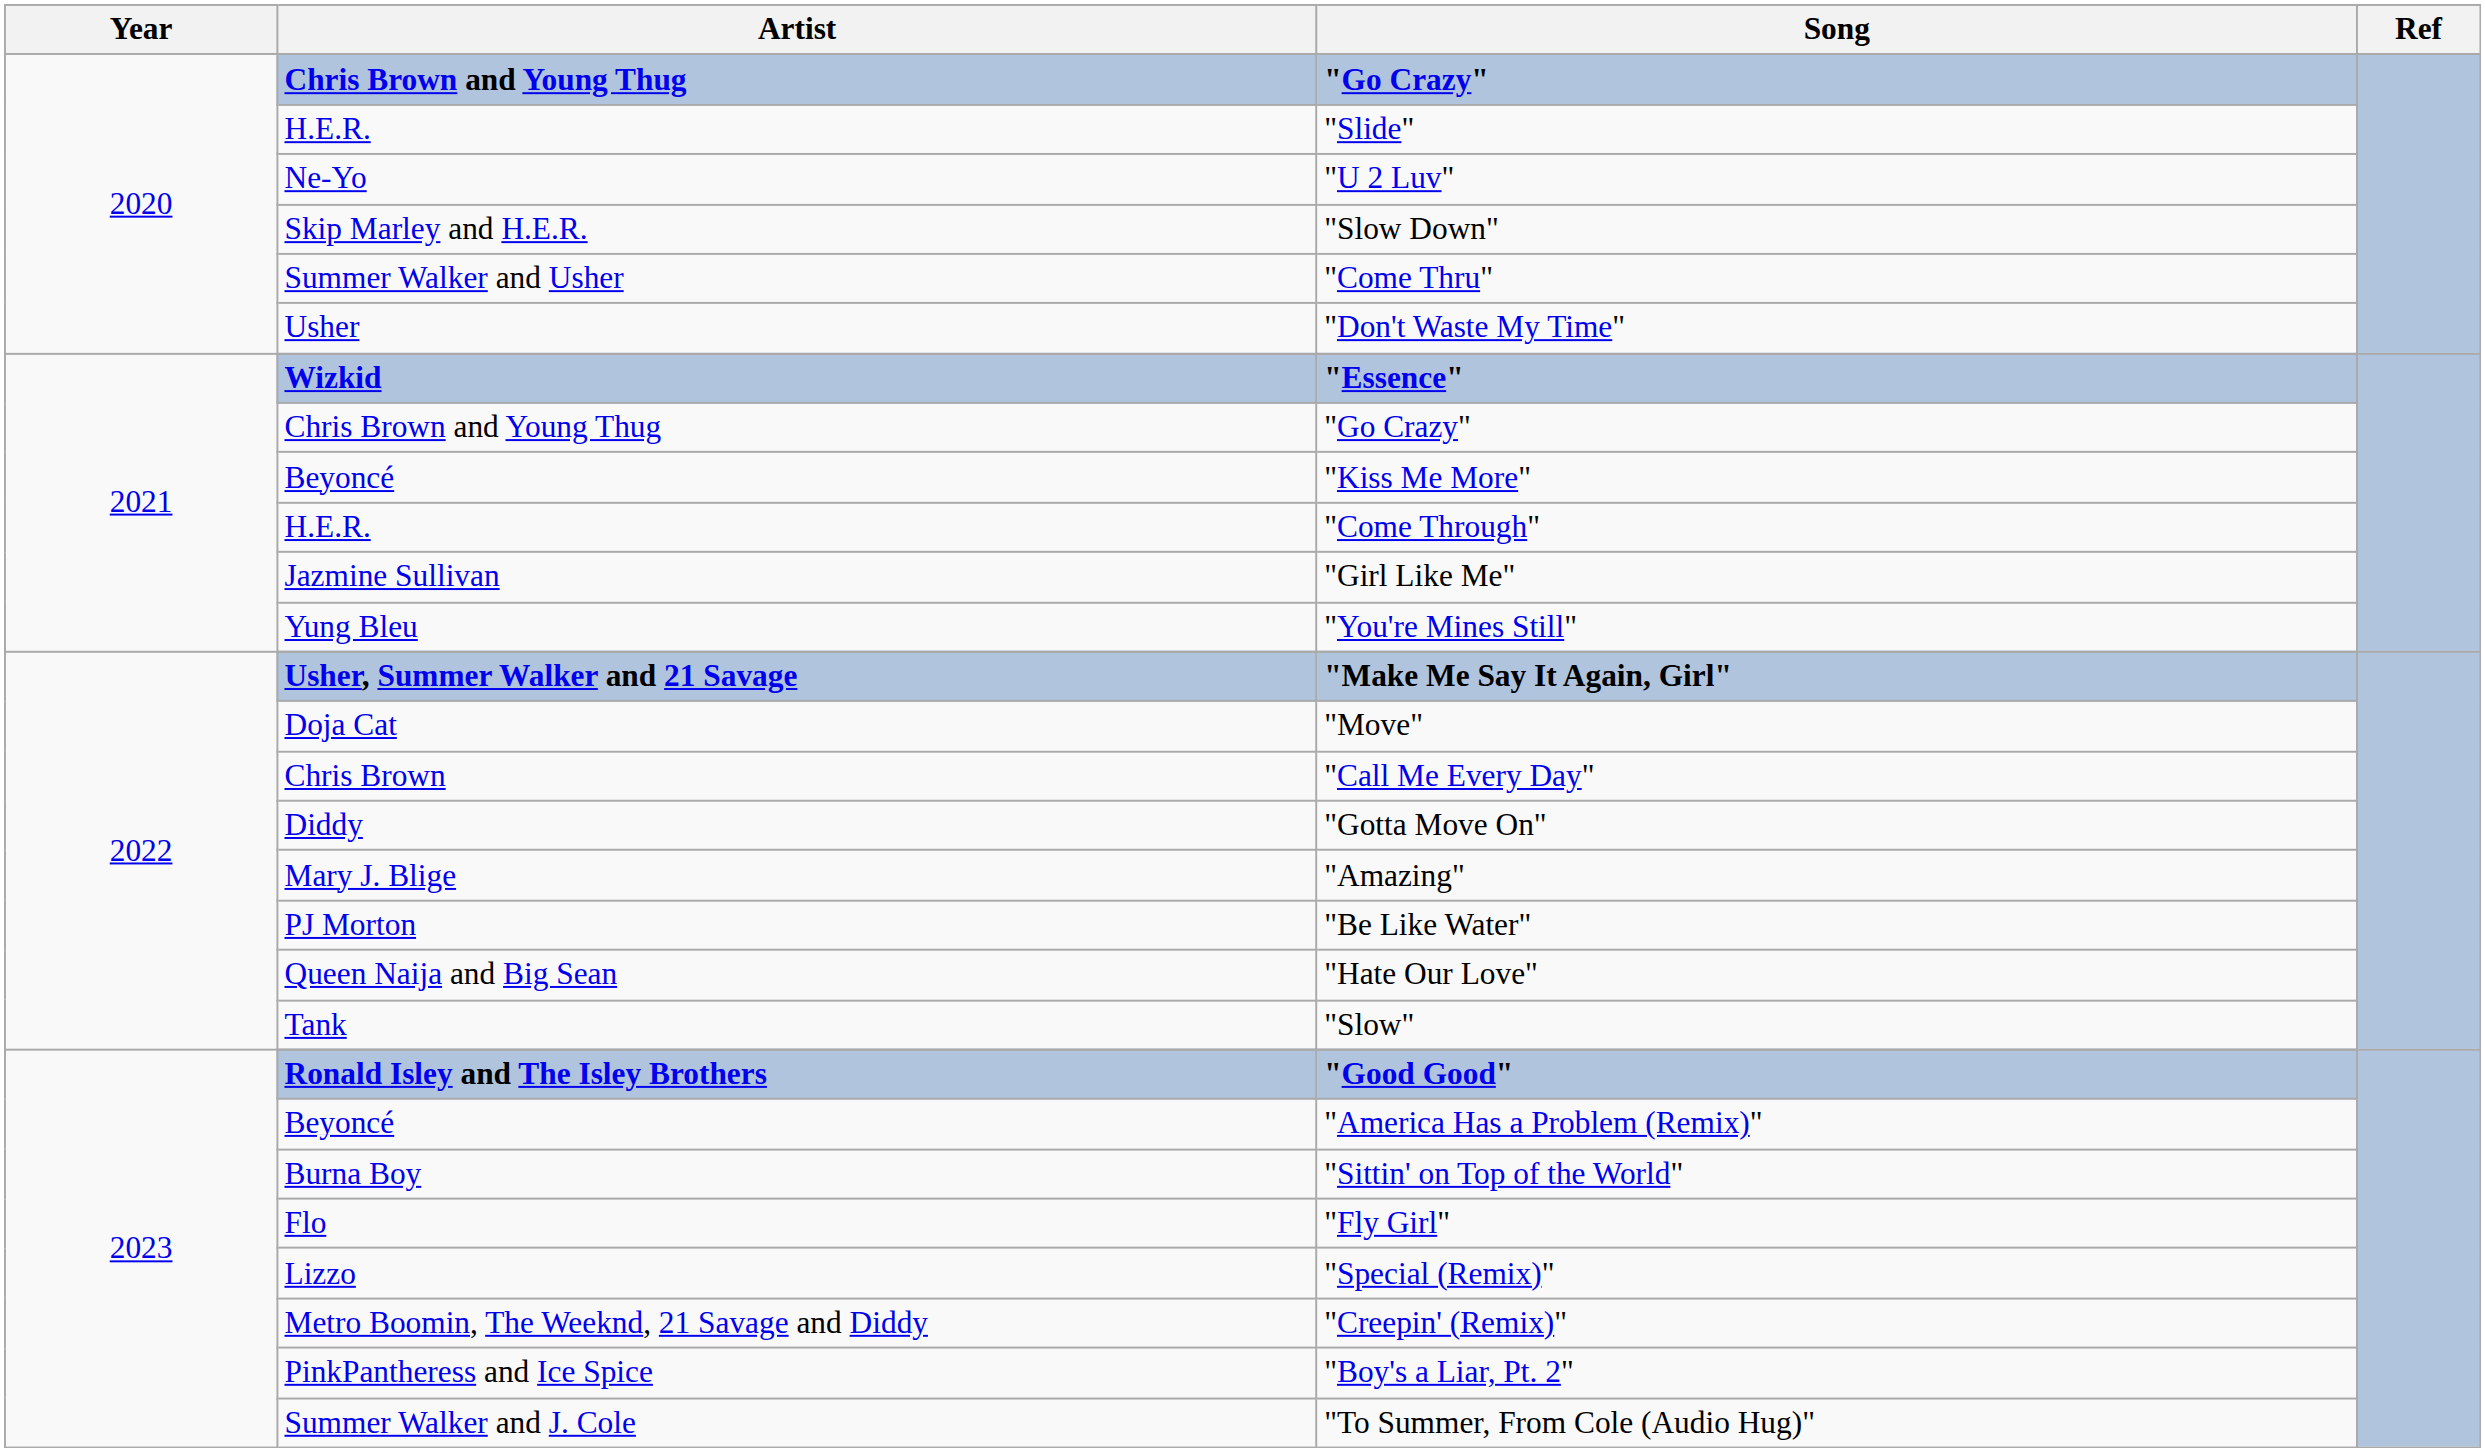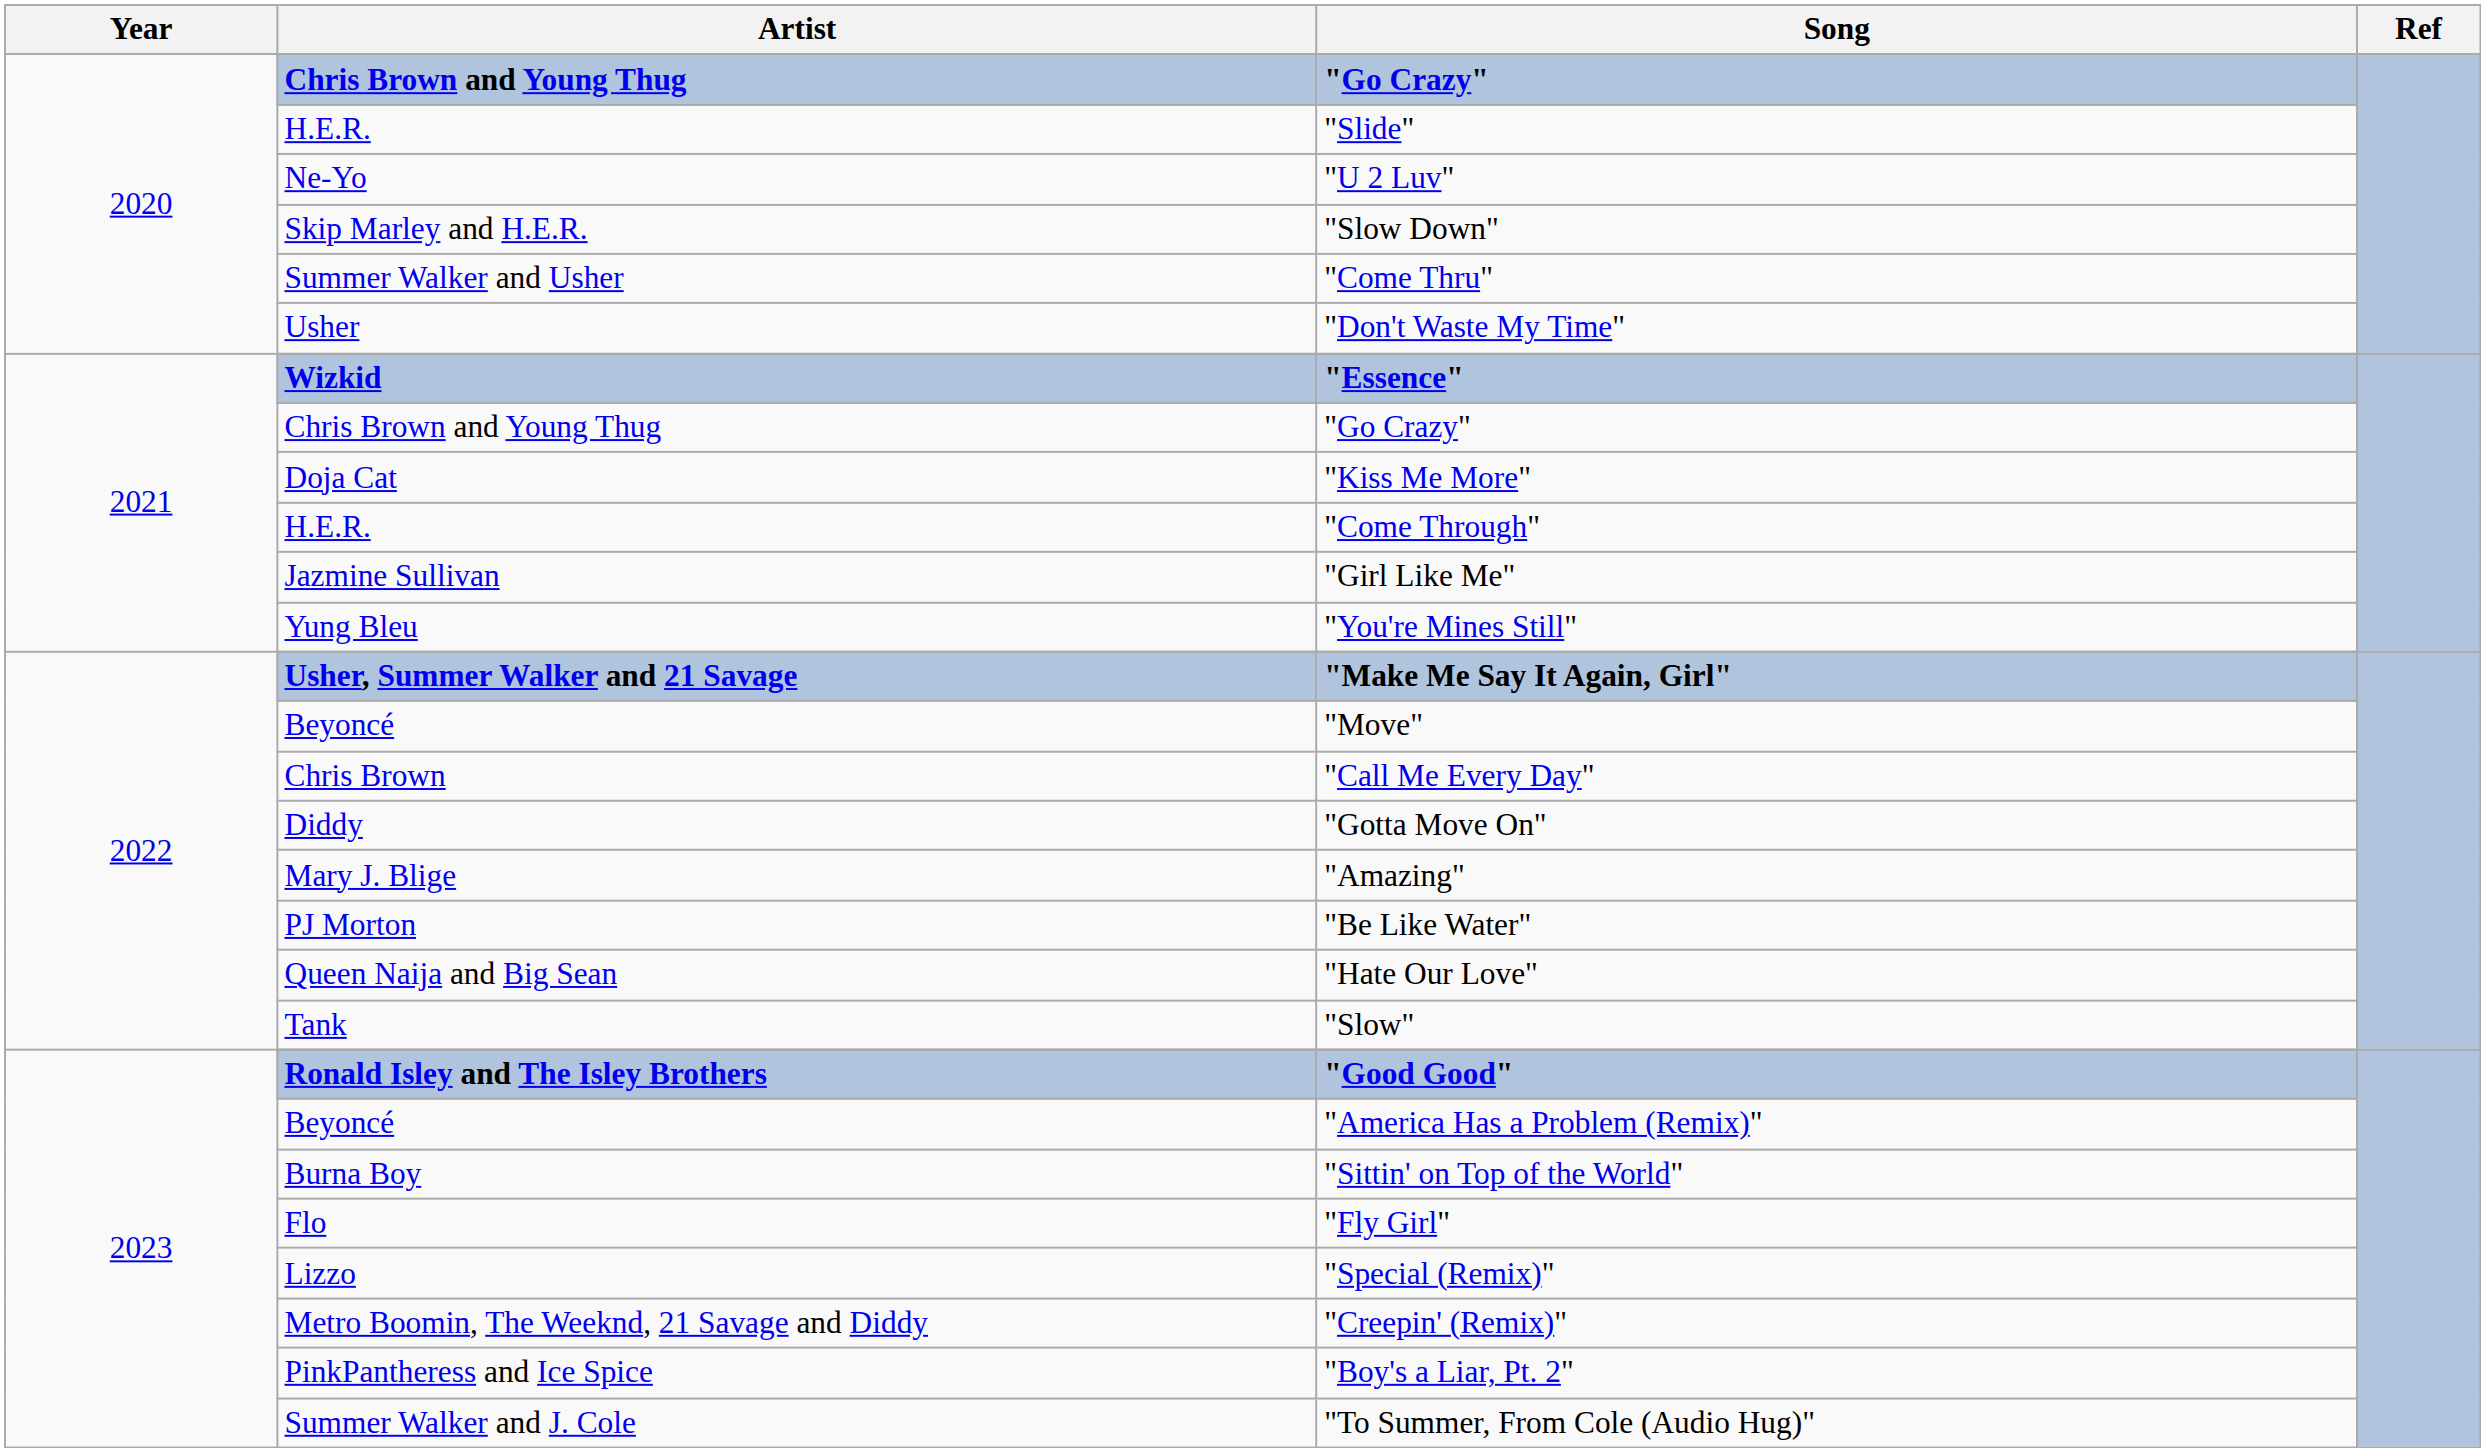(339, 476) Beyoncé -> (341, 476) Doja Cat
(341, 725) Doja Cat -> (339, 725) Beyoncé
